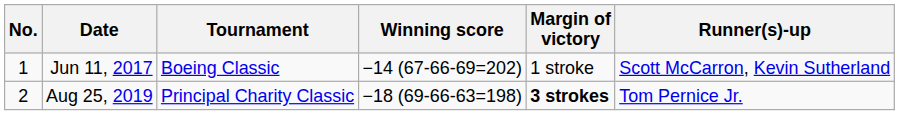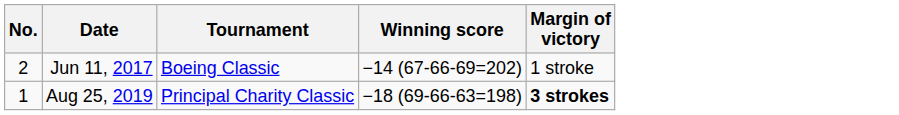- column: (755, 29)
(23, 67) 1 -> (23, 67) 2
(23, 96) 2 -> (23, 96) 1
